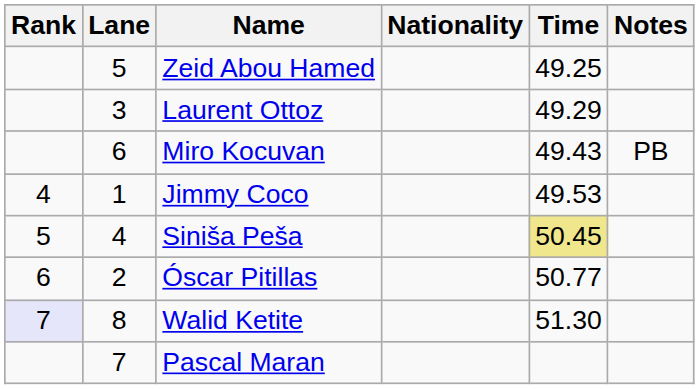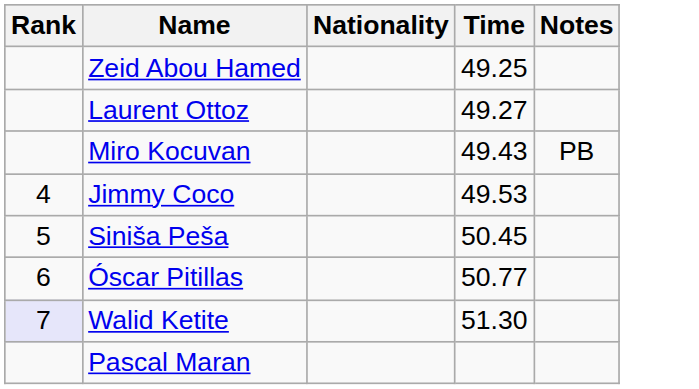- column: (119, 25)
(568, 109) 49.29 -> (494, 109) 49.27
(568, 236) khaki background -> (494, 236) no background
